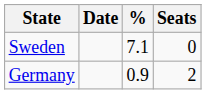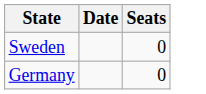- column: (138, 18)
(192, 74) 2 -> (162, 74) 0
